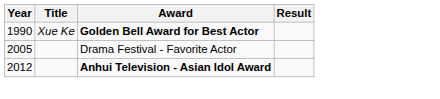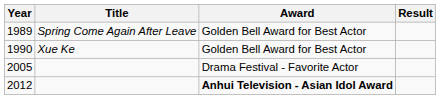+ row: (20, 31)
(169, 31) bold -> (284, 49) normal
